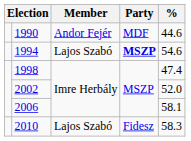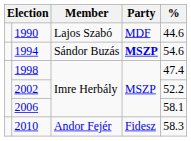(83, 32) Andor Fejér -> (83, 32) Lajos Szabó
(83, 51) Lajos Szabó -> (87, 51) Sándor Buzás
(172, 88) 52.0 -> (174, 88) 52.2
(83, 126) Lajos Szabó -> (83, 126) Andor Fejér
